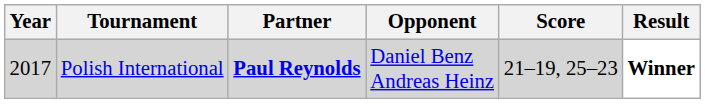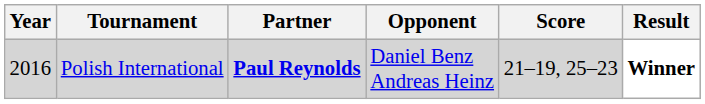(30, 68) 2017 -> (30, 68) 2016
